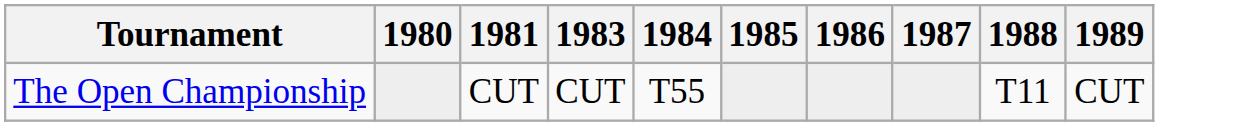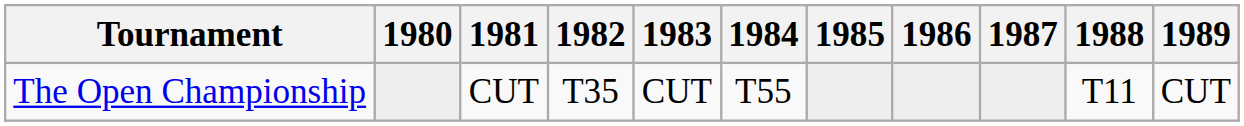+ column: (590, 33)
